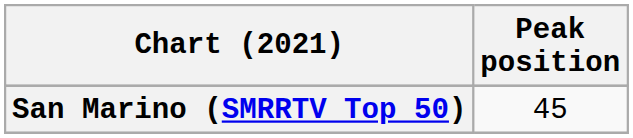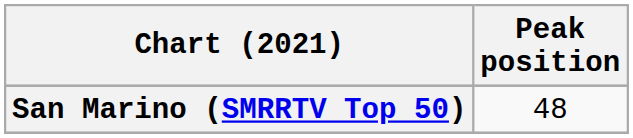(550, 110) 45 -> (550, 110) 48
